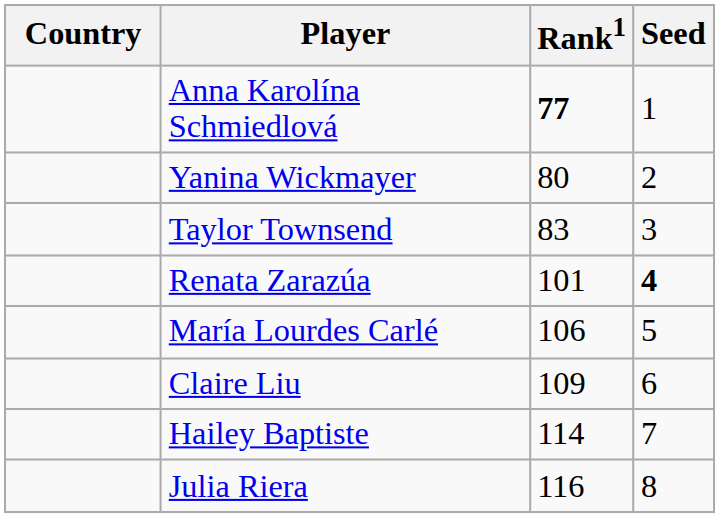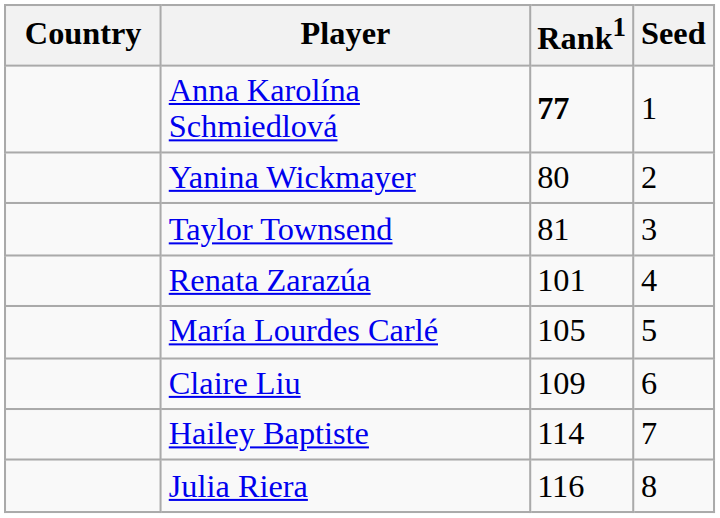(553, 229) 83 -> (553, 229) 81
(649, 280) bold -> (649, 280) normal
(561, 331) 106 -> (561, 331) 105
